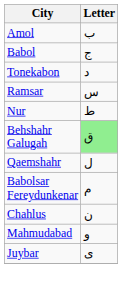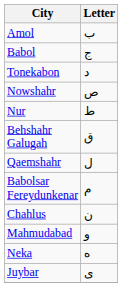- row: (25, 91)
+ row: (31, 91)
(88, 137) lightgreen background -> (88, 137) no background
+ row: (20, 253)
